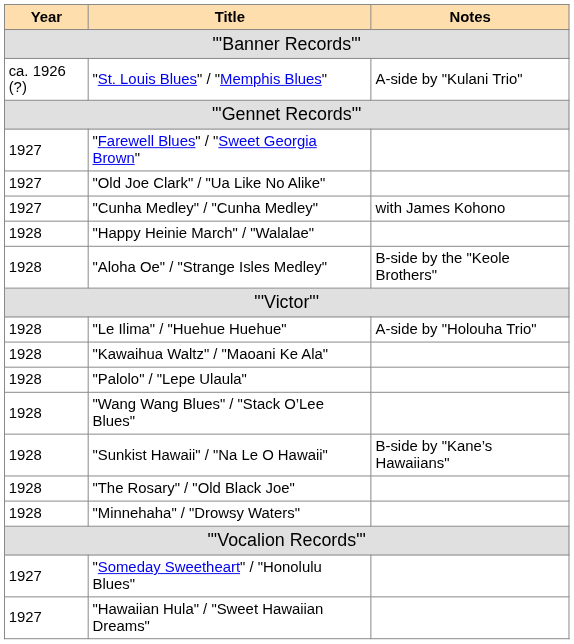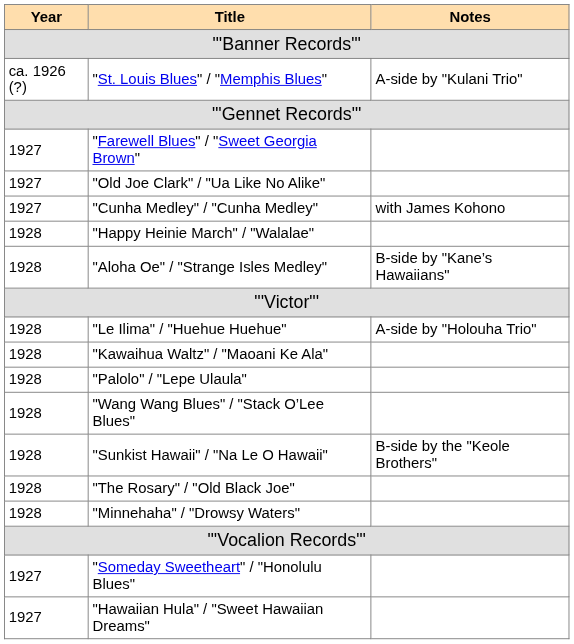(443, 267) B-side by the "Keole Brothers" -> (434, 267) B-side by "Kane’s Hawaiians"
(434, 455) B-side by "Kane’s Hawaiians" -> (443, 455) B-side by the "Keole Brothers"
